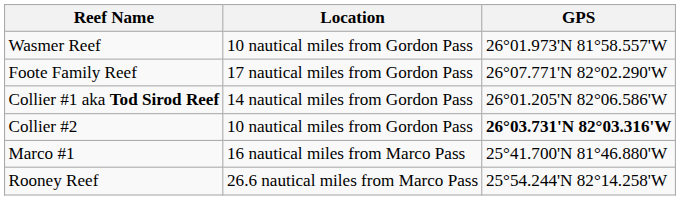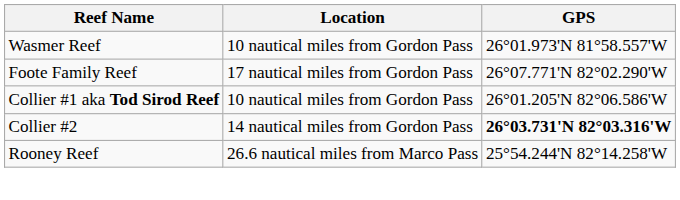(350, 99) 14 nautical miles from Gordon Pass -> (350, 99) 10 nautical miles from Gordon Pass
(350, 126) 10 nautical miles from Gordon Pass -> (350, 126) 14 nautical miles from Gordon Pass
- row: (42, 153)
